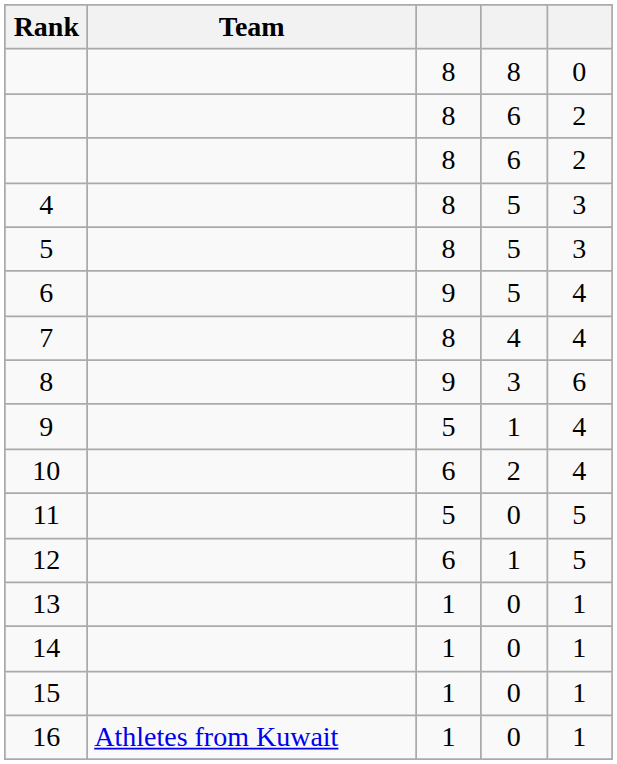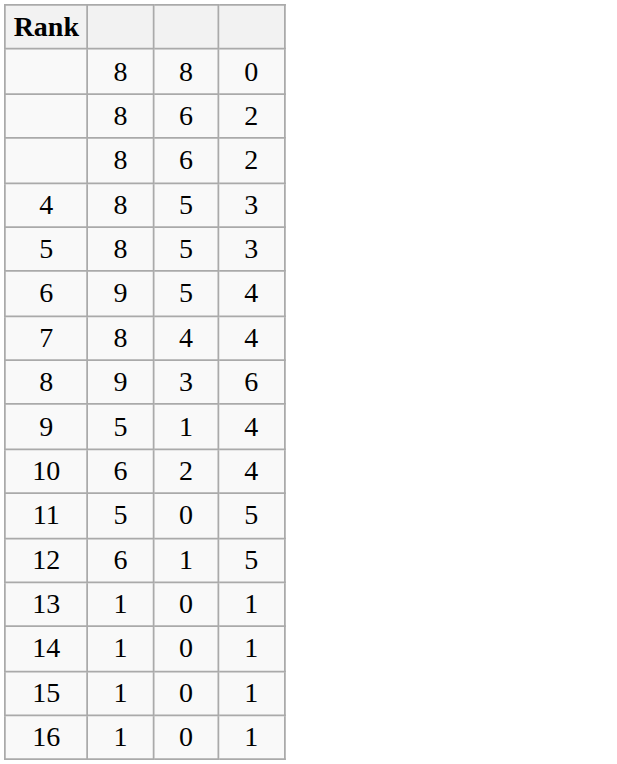- column: (252, 26)
